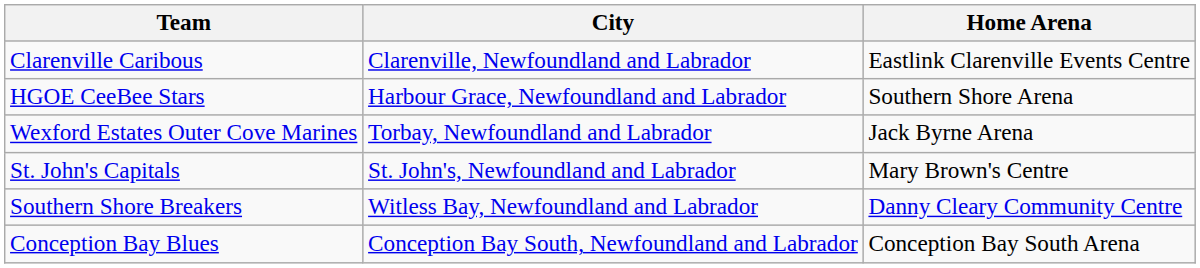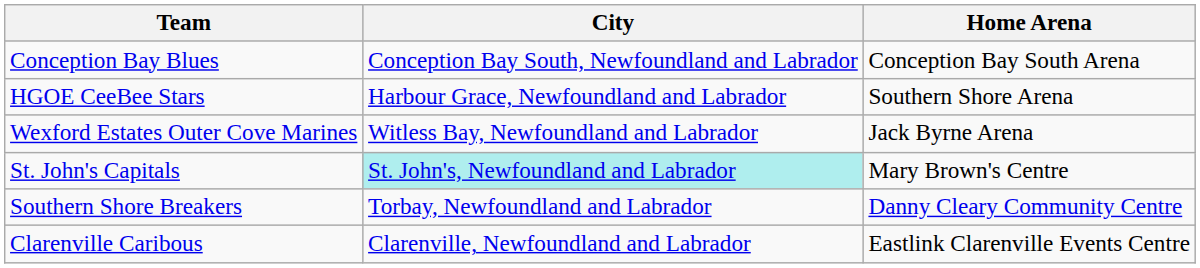rows swapped: (114, 243) <-> (106, 59)
(540, 133) Torbay, Newfoundland and Labrador -> (563, 133) Witless Bay, Newfoundland and Labrador
(552, 170) no background -> (552, 170) paleturquoise background
(563, 206) Witless Bay, Newfoundland and Labrador -> (540, 206) Torbay, Newfoundland and Labrador
